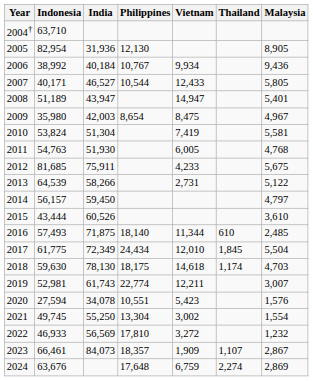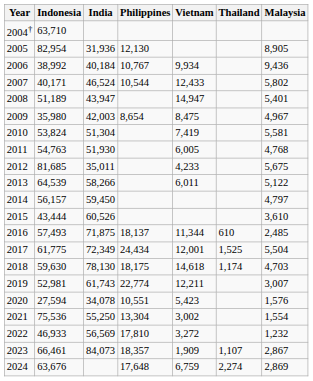(101, 82) 46,527 -> (101, 82) 46,524
(276, 82) 5,805 -> (276, 82) 5,802
(100, 166) 75,911 -> (100, 166) 35,011
(187, 183) 2,731 -> (187, 183) 6,011
(134, 233) 18,140 -> (134, 233) 18,137
(190, 250) 12,010 -> (190, 250) 12,001
(230, 250) 1,845 -> (230, 250) 1,525
(52, 317) 49,745 -> (52, 317) 75,536
